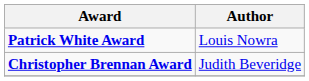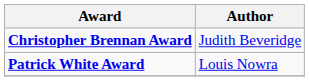rows swapped: (100, 64) <-> (76, 40)
